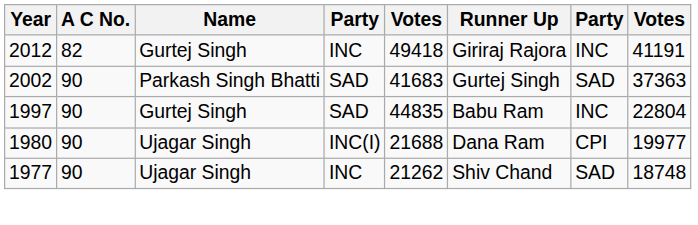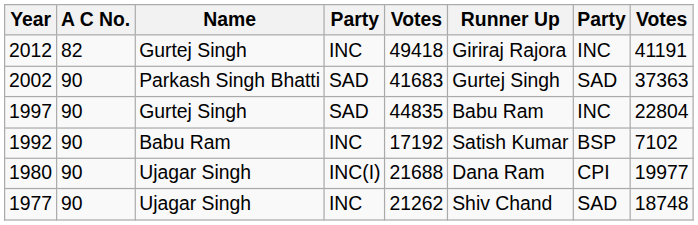+ row: (31, 142)
